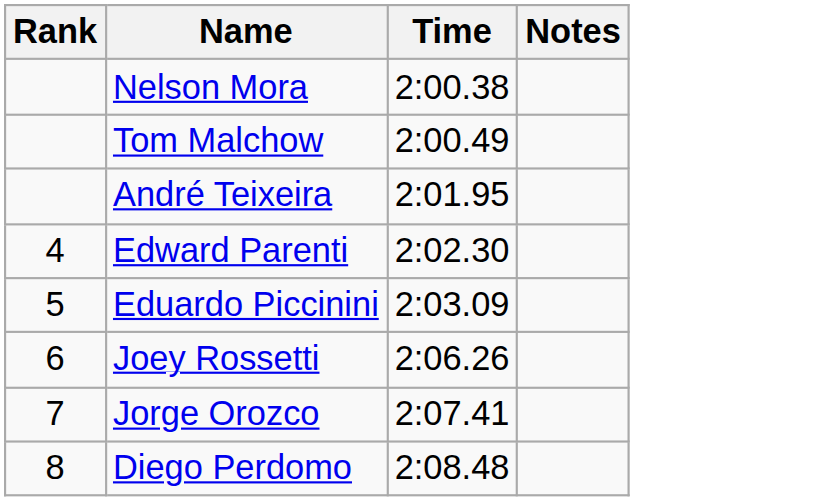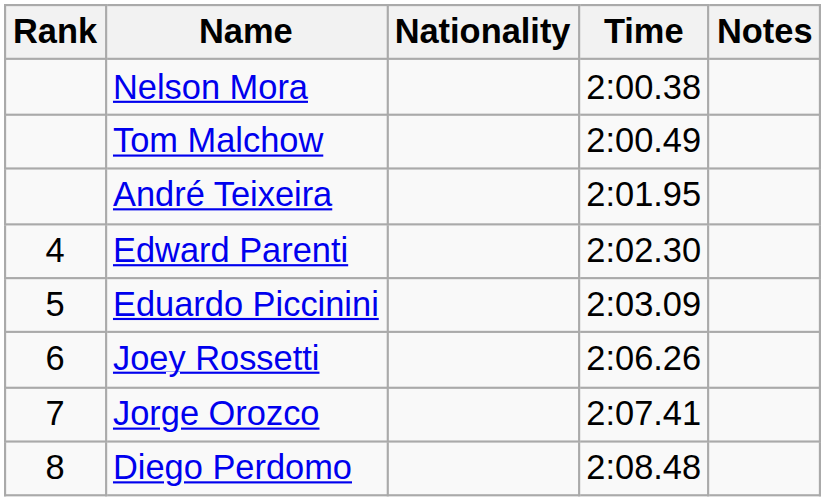+ column: (483, 31)
